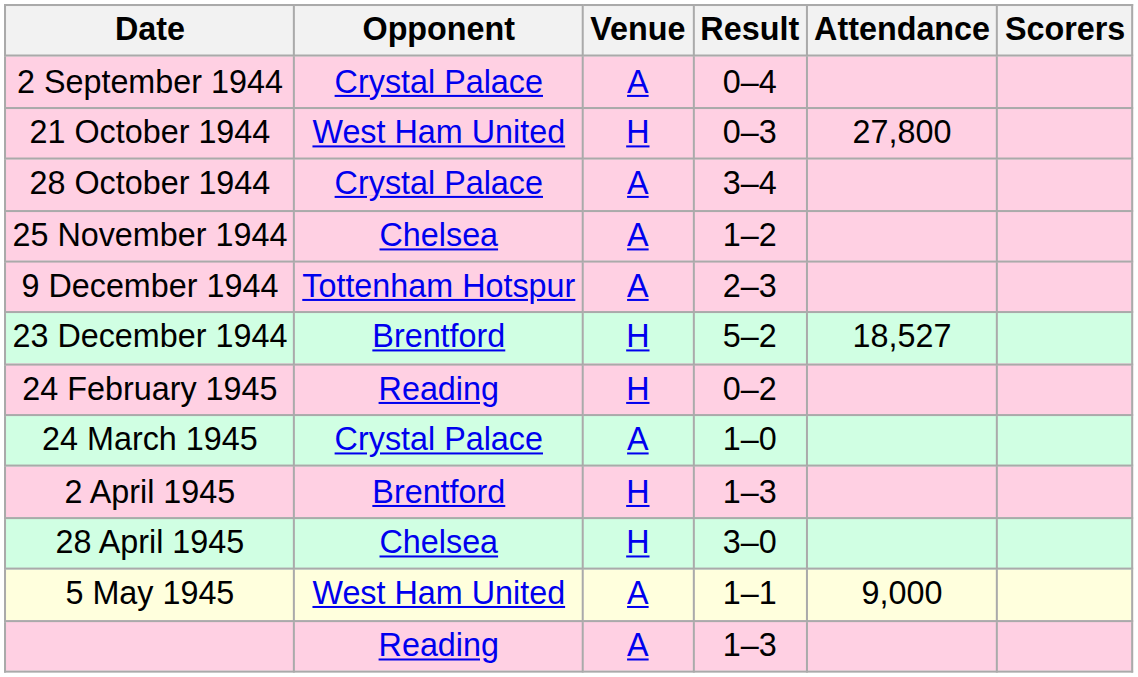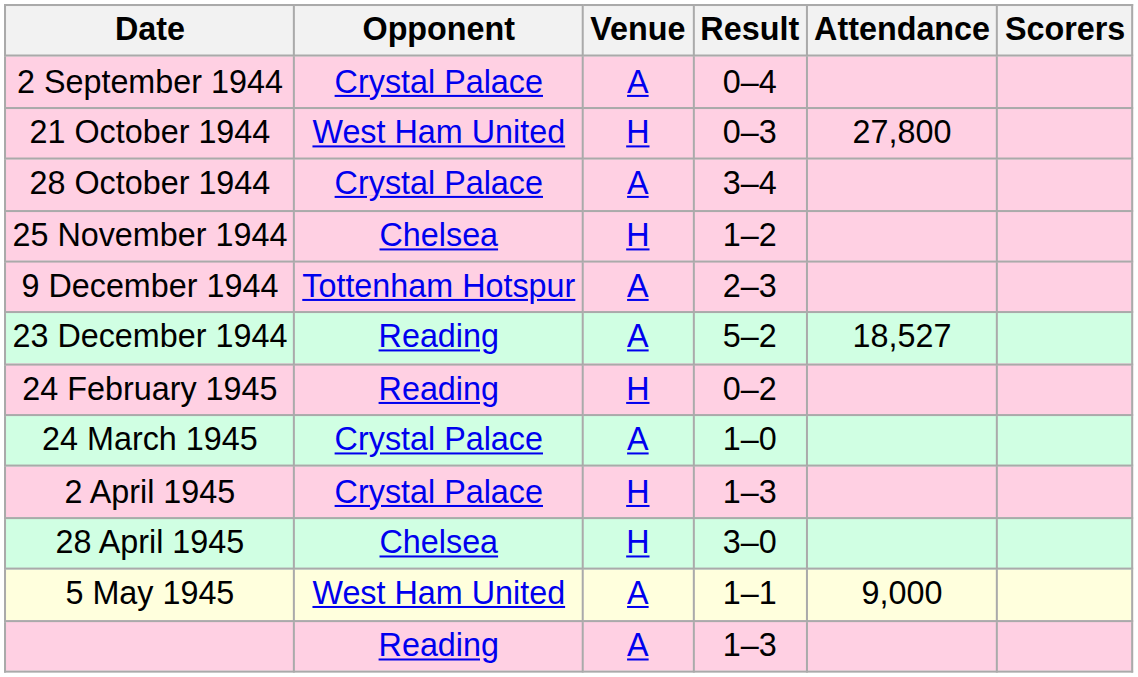(638, 235) A -> (638, 235) H
(439, 337) Brentford -> (439, 337) Reading
(638, 337) H -> (638, 337) A
(439, 491) Brentford -> (439, 491) Crystal Palace
